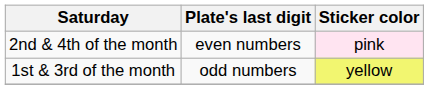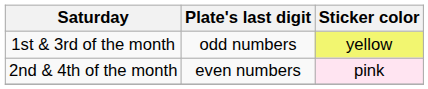rows swapped: (93, 71) <-> (93, 44)
